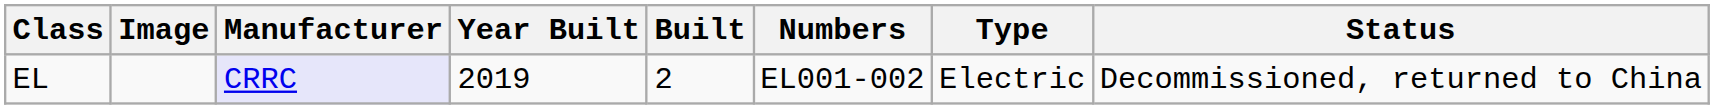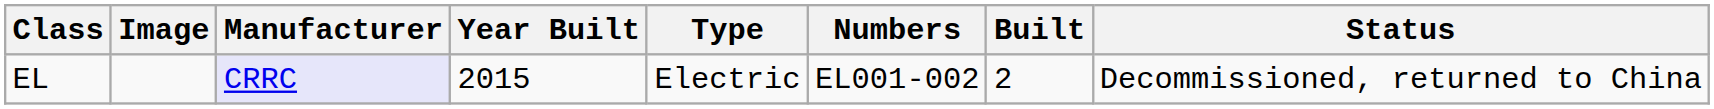columns swapped: (700, 30) <-> (1012, 30)
(494, 80) 2019 -> (494, 80) 2015
